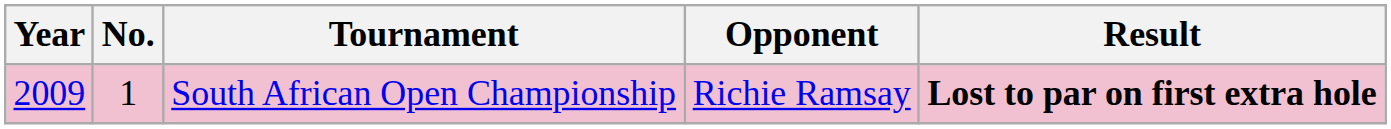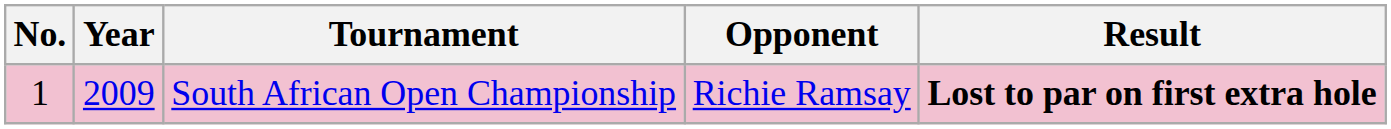columns swapped: (128, 34) <-> (49, 34)
